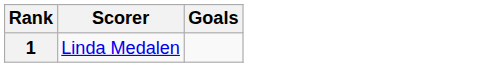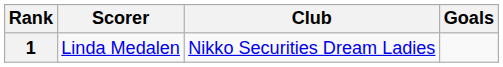+ column: (312, 18)
